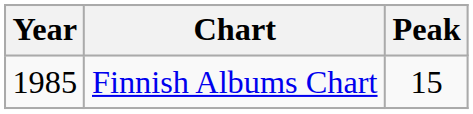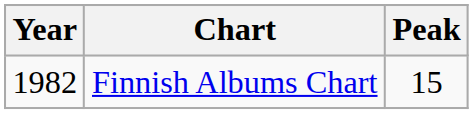(45, 81) 1985 -> (45, 81) 1982
